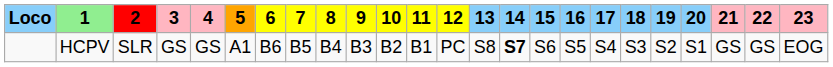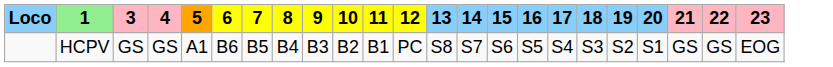- column: (135, 18)
(515, 47) bold -> (472, 47) normal
